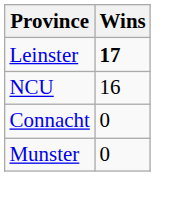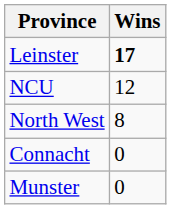(110, 87) 16 -> (125, 87) 12
+ row: (57, 120)
